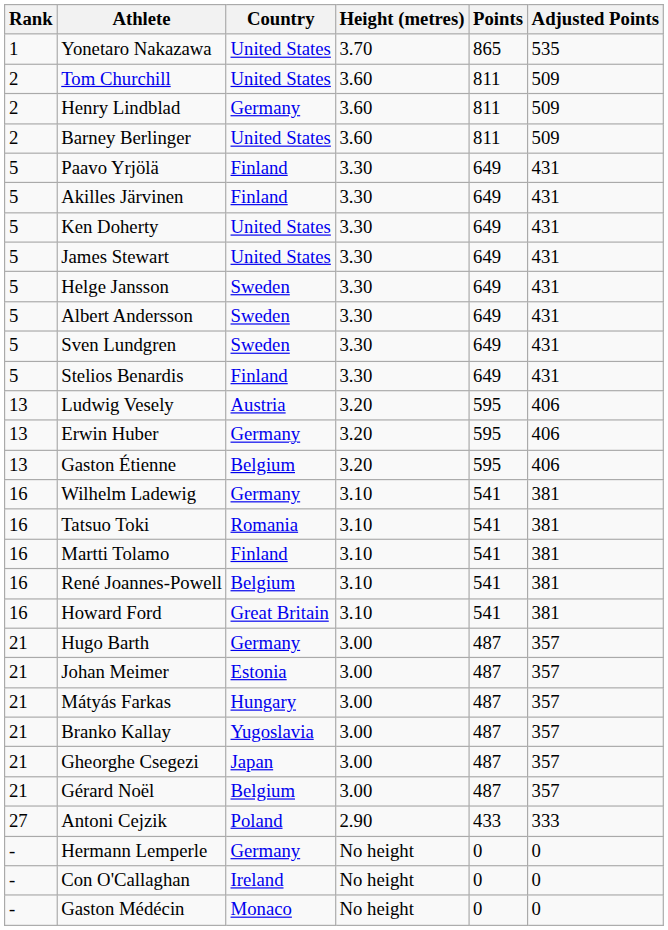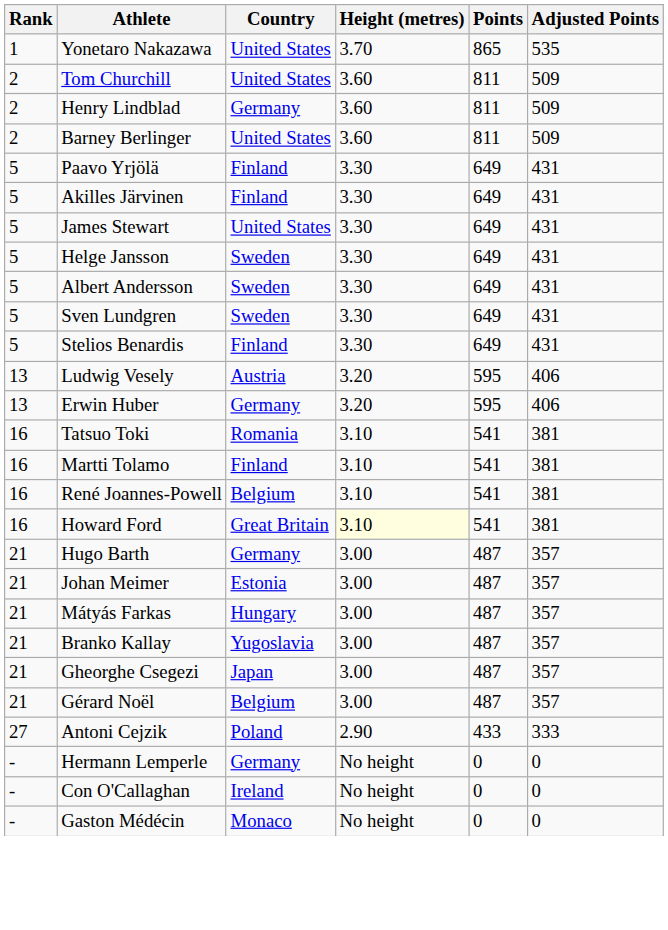- row: (110, 227)
- row: (119, 464)
- row: (129, 494)
(356, 613) no background -> (356, 524) lightyellow background
